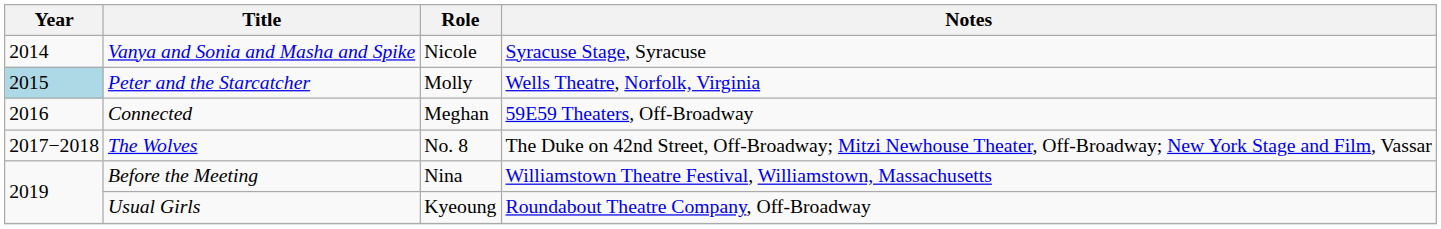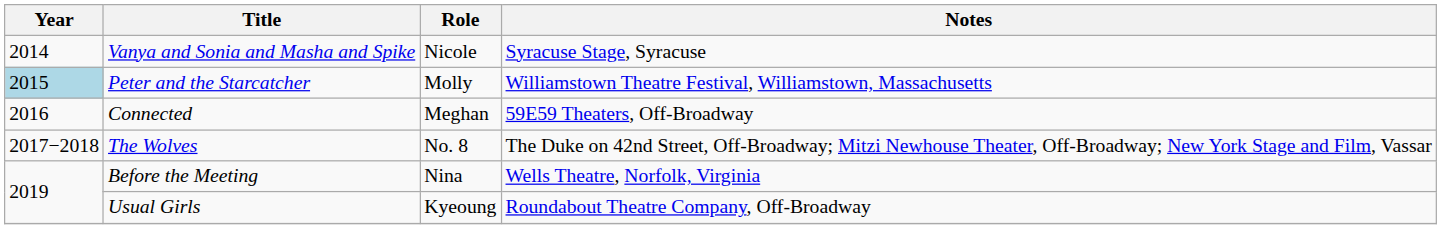(633, 82) Wells Theatre, Norfolk, Virginia -> (749, 82) Williamstown Theatre Festival, Williamstown, Massachusetts
(749, 176) Williamstown Theatre Festival, Williamstown, Massachusetts -> (633, 176) Wells Theatre, Norfolk, Virginia
